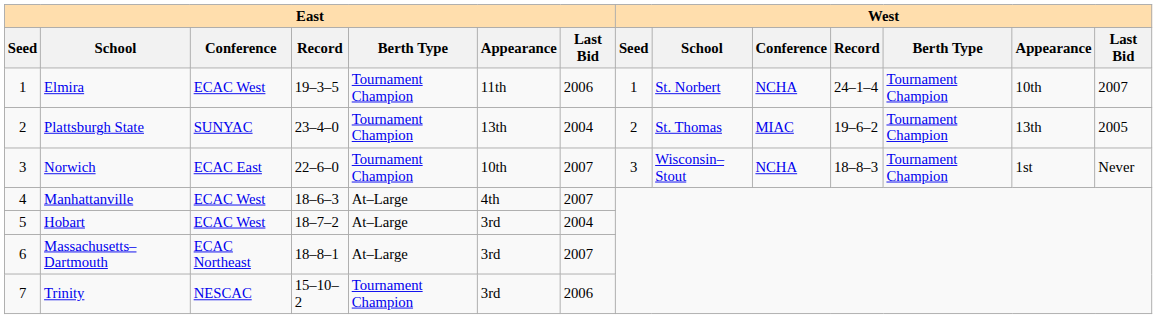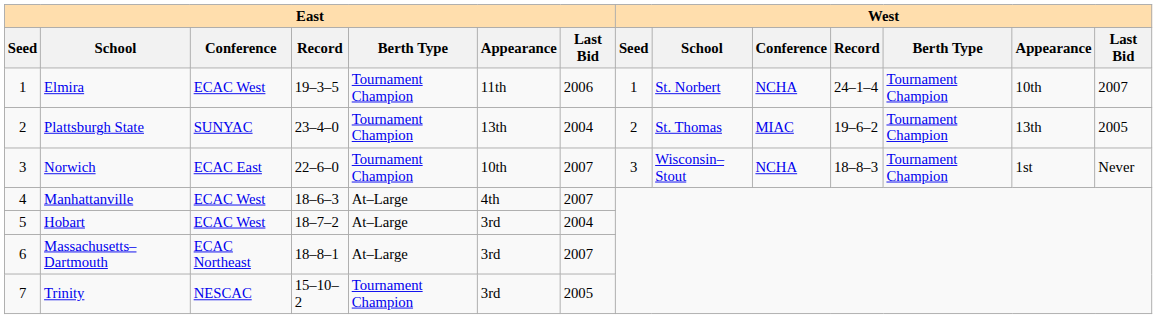(578, 294) 2006 -> (578, 294) 2005
